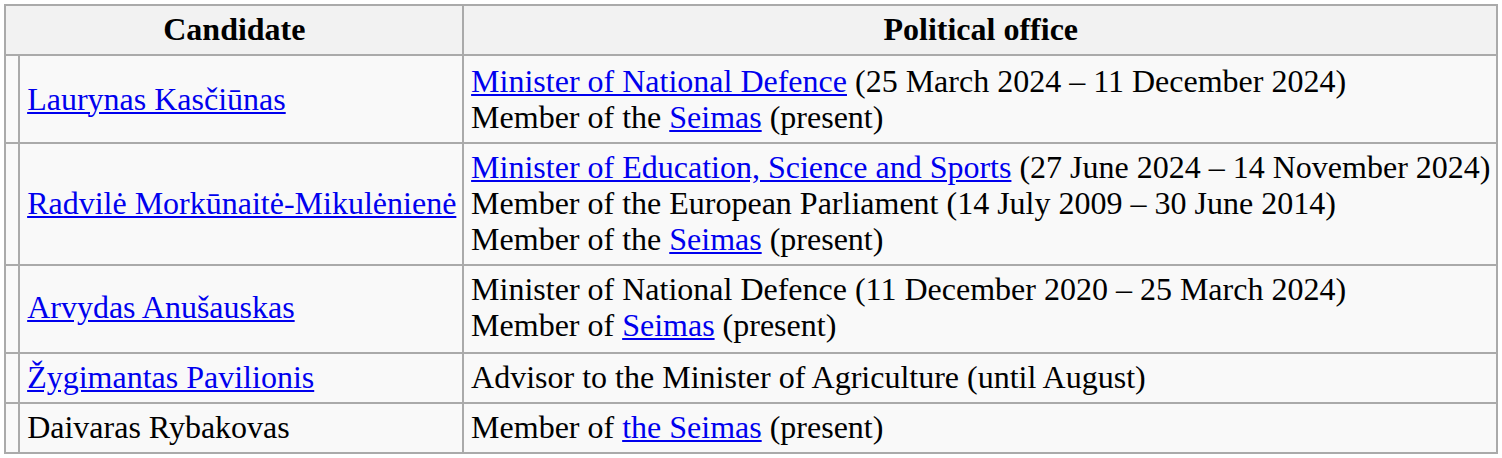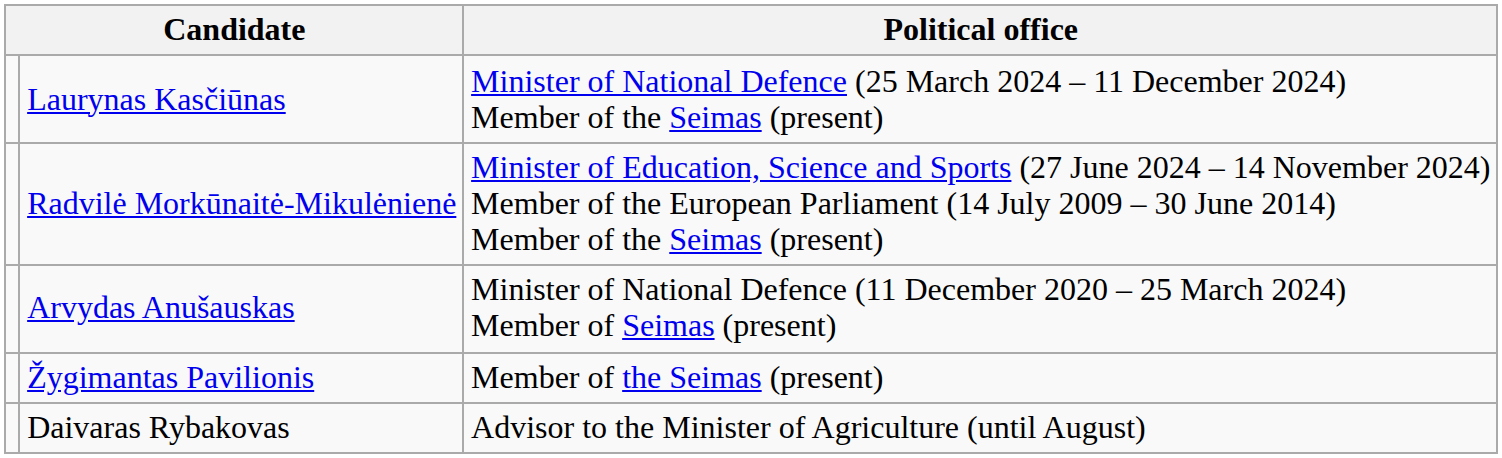(808, 376) Advisor to the Minister of Agriculture (until August) -> (677, 376) Member of the Seimas (present)
(677, 427) Member of the Seimas (present) -> (808, 427) Advisor to the Minister of Agriculture (until August)
